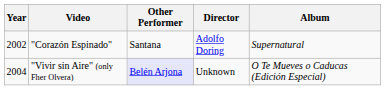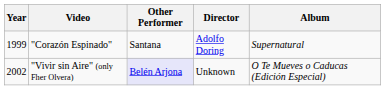(17, 44) 2002 -> (17, 44) 1999
(17, 71) 2004 -> (17, 71) 2002
